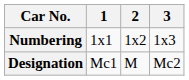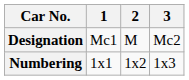rows swapped: (46, 63) <-> (46, 39)
